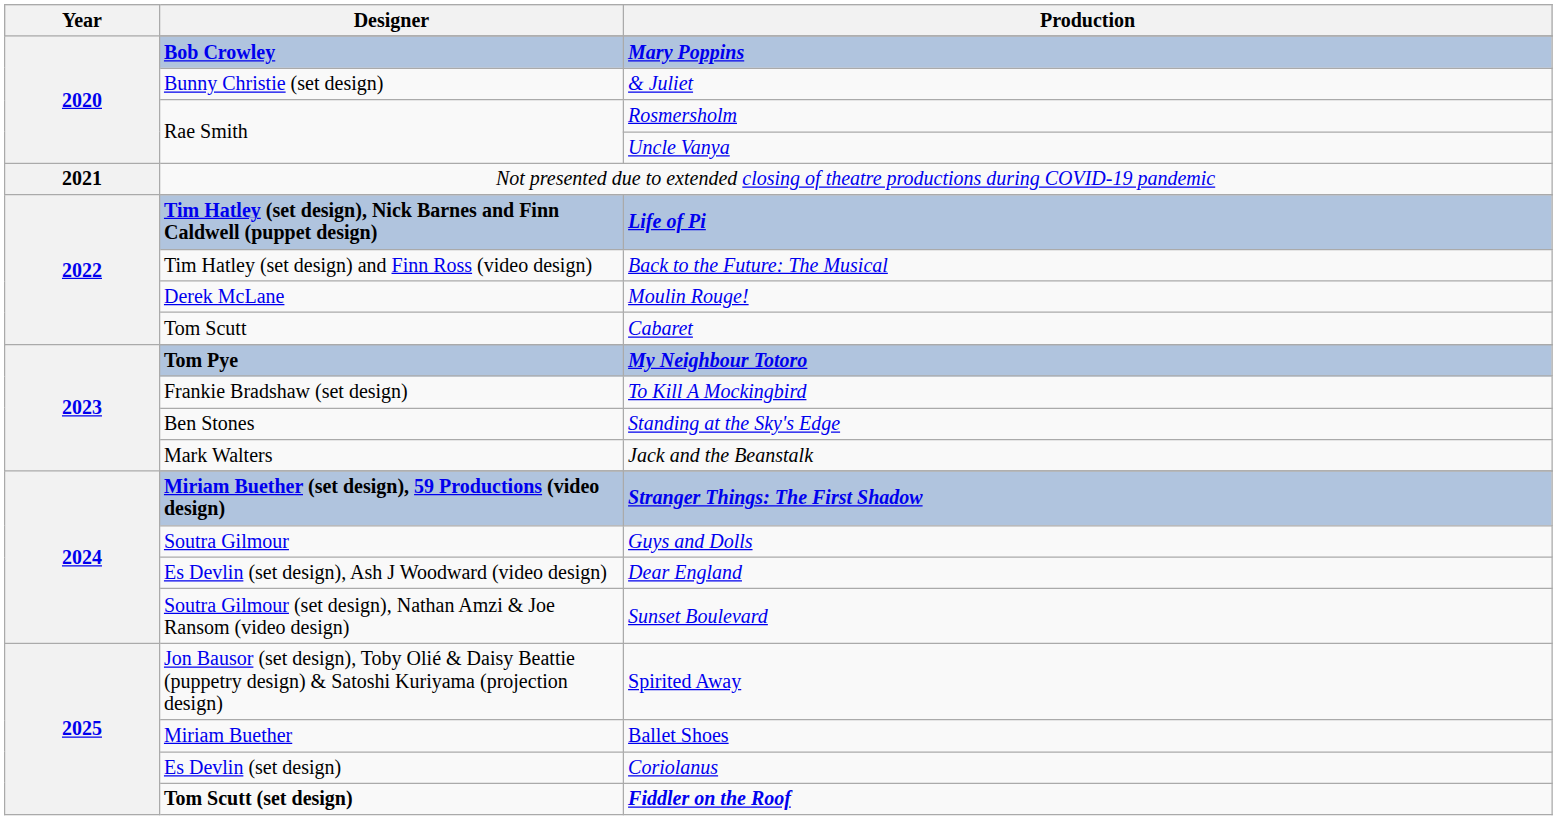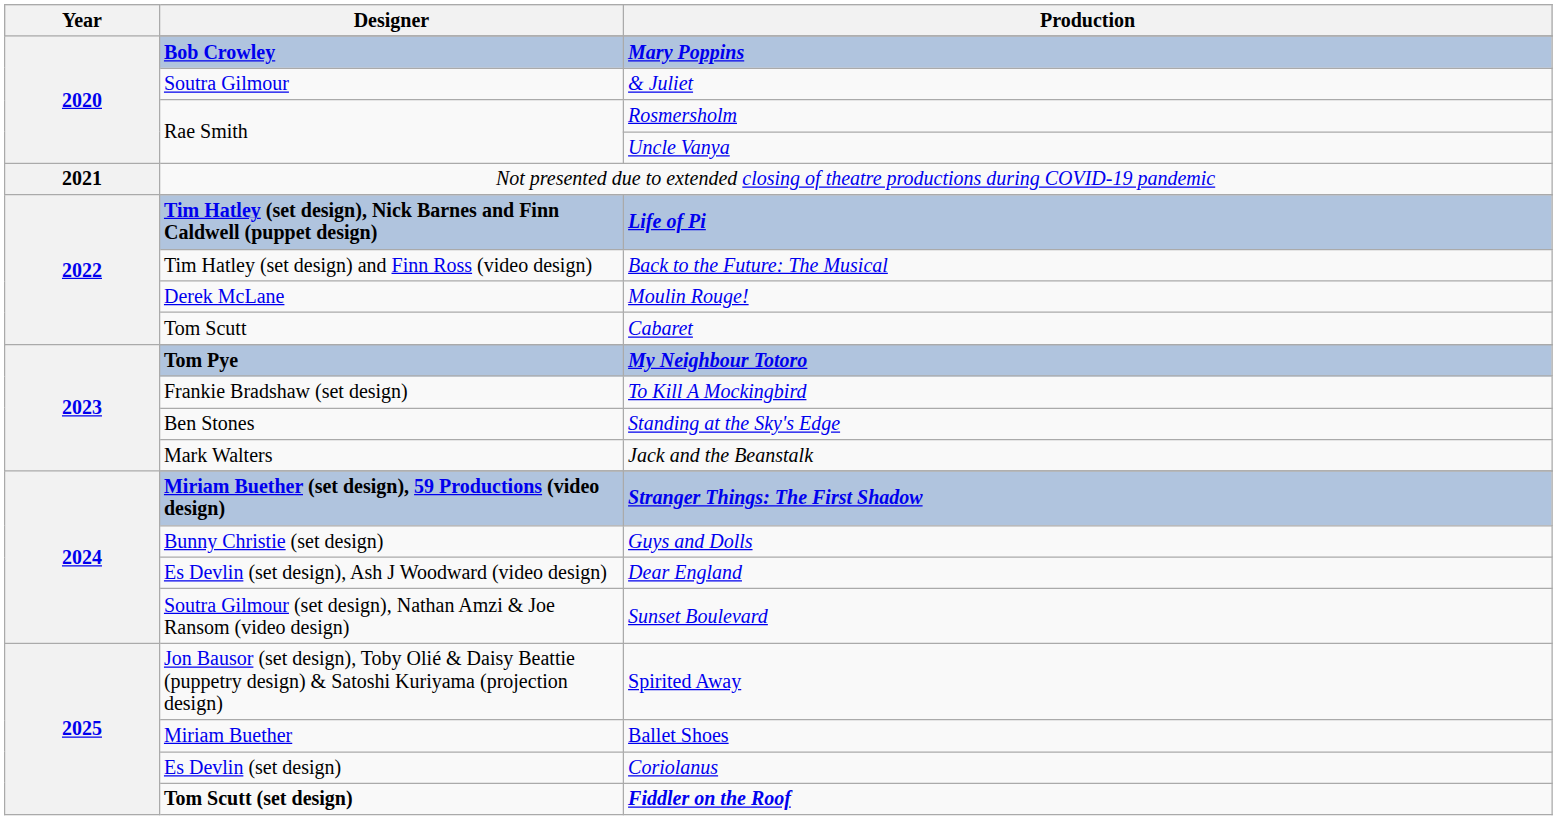(274, 83) Bunny Christie (set design) -> (226, 83) Soutra Gilmour
(226, 541) Soutra Gilmour -> (274, 541) Bunny Christie (set design)
